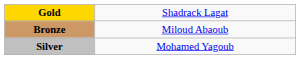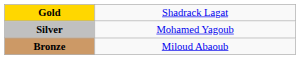rows swapped: (49, 46) <-> (49, 29)
